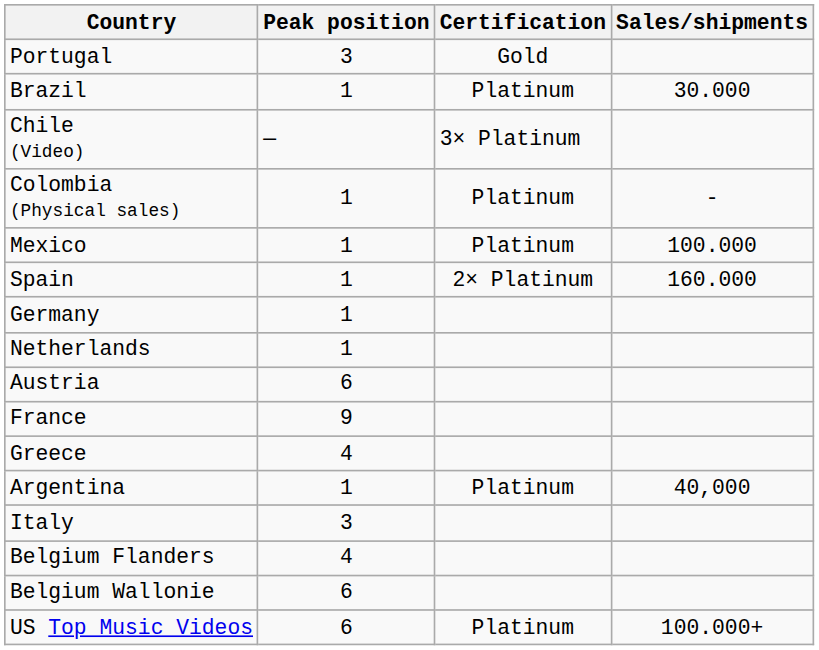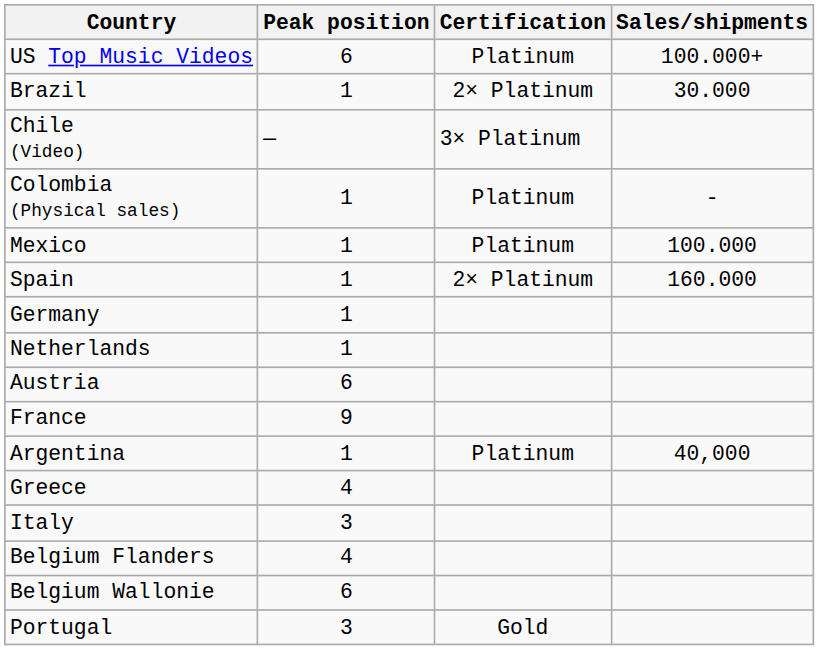rows swapped: (131, 627) <-> (61, 57)
(523, 92) Platinum -> (523, 92) 2× Platinum
rows swapped: (67, 488) <-> (48, 454)
